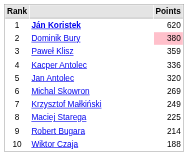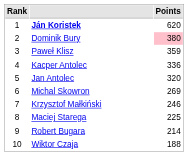(174, 105) 249 -> (174, 105) 246
